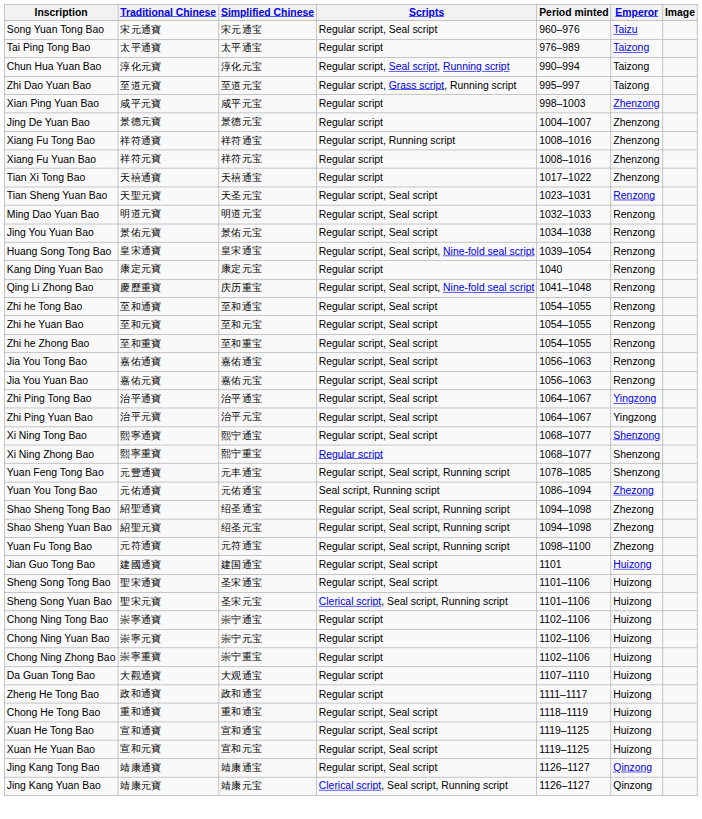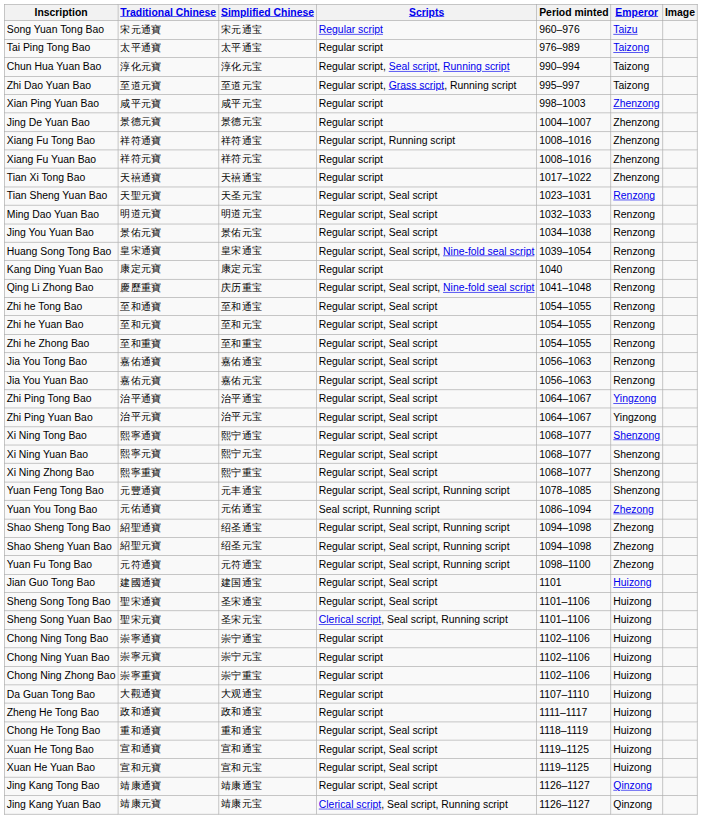(378, 30) Regular script, Seal script -> (351, 30) Regular script
+ row: (47, 454)
(351, 454) Regular script -> (378, 472) Regular script, Seal script
